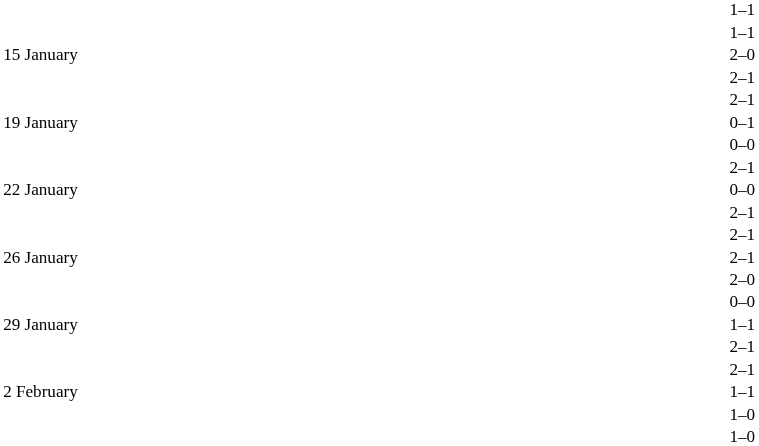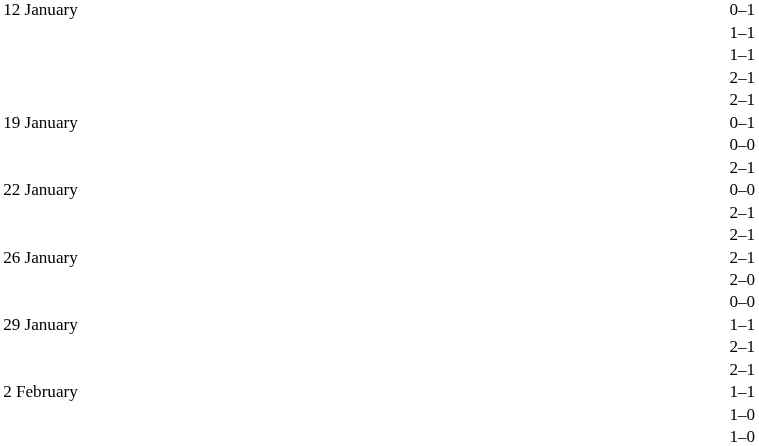+ row: (40, 9)
- row: (40, 54)
